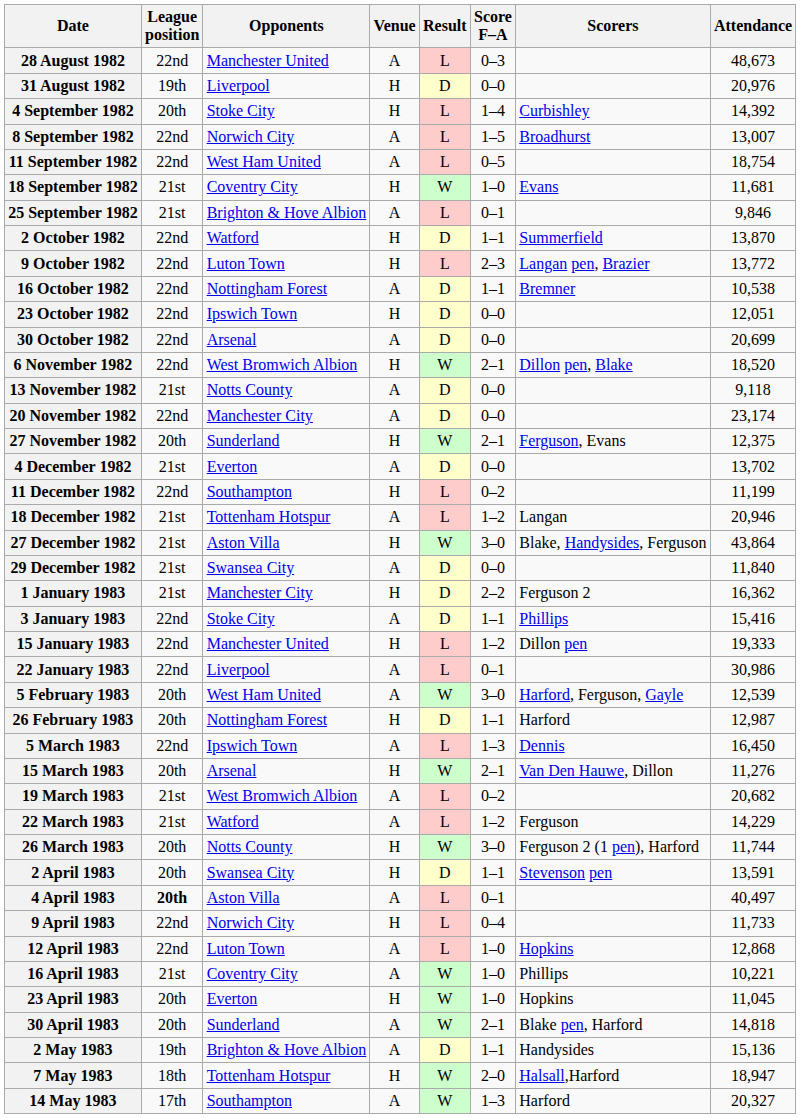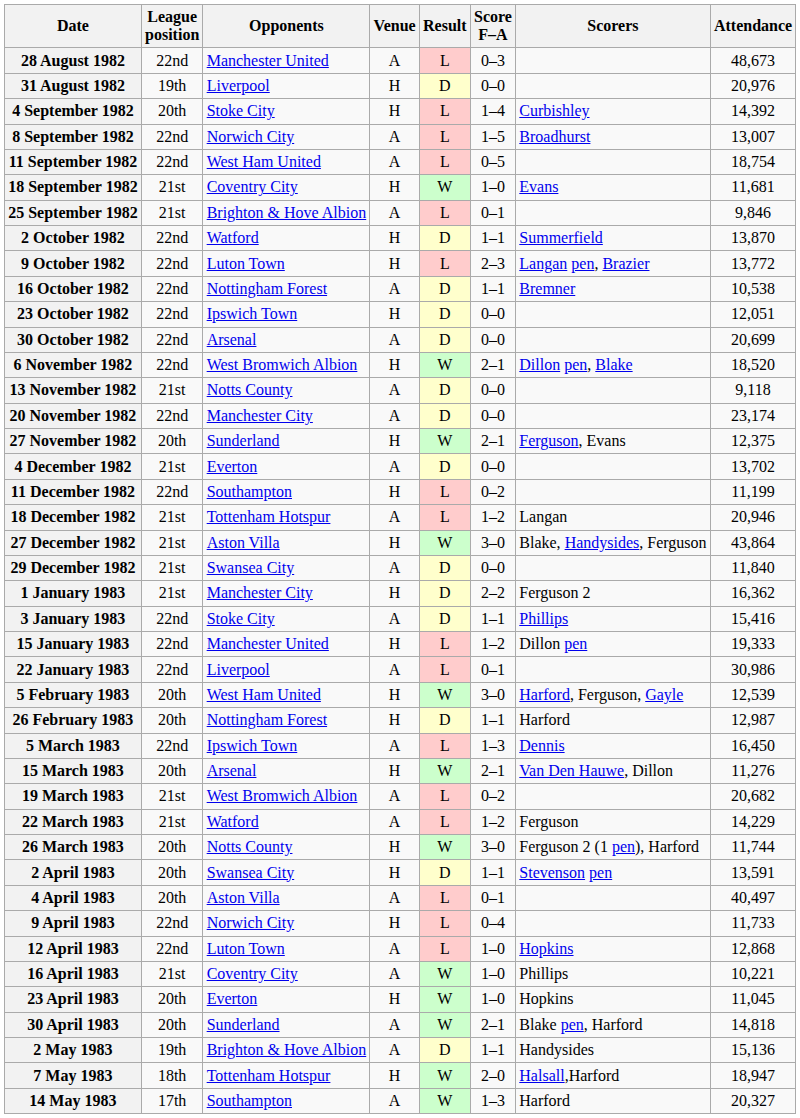(395, 694) A -> (395, 694) H
(172, 897) bold -> (172, 897) normal
